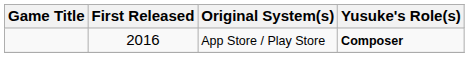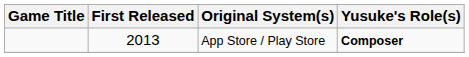(143, 40) 2016 -> (143, 40) 2013
